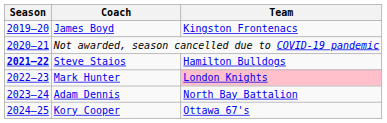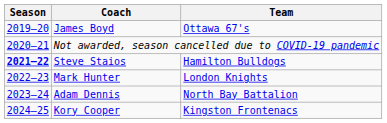(241, 29) Kingston Frontenacs -> (216, 29) Ottawa 67's
(226, 78) pink background -> (226, 78) no background
(216, 110) Ottawa 67's -> (241, 110) Kingston Frontenacs
